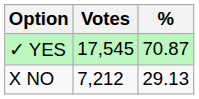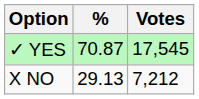columns swapped: (106, 19) <-> (166, 19)
